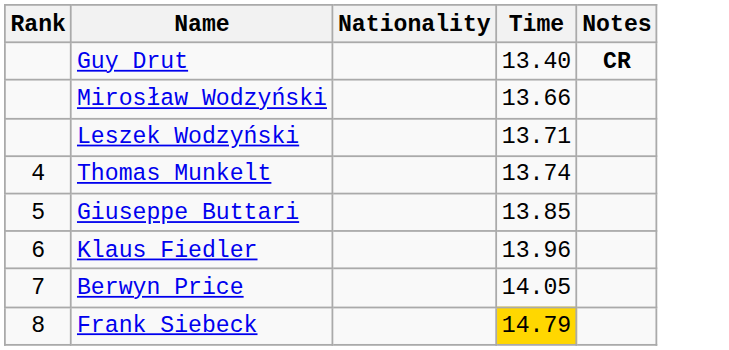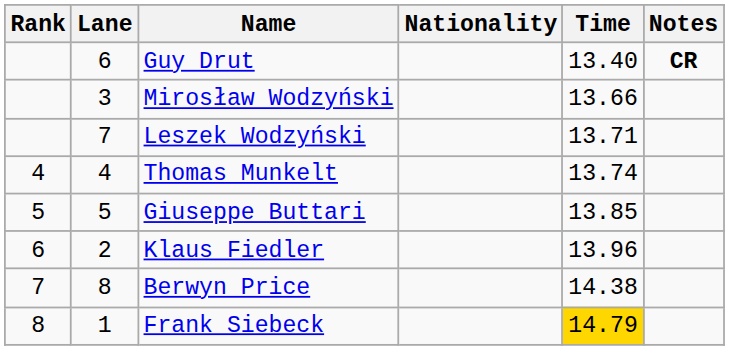+ column: (105, 24)
(536, 288) 14.05 -> (603, 288) 14.38
